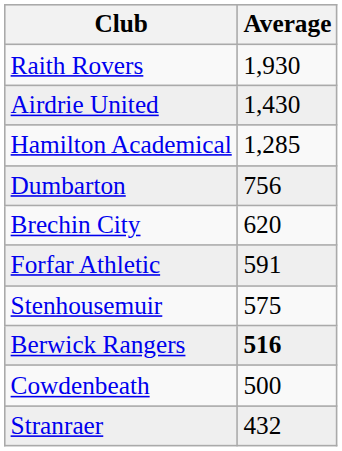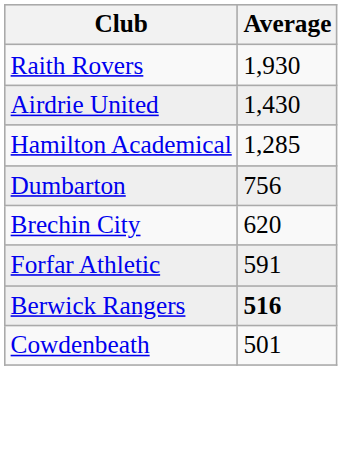- row: (86, 305)
(262, 385) 500 -> (262, 345) 501
- row: (57, 425)
